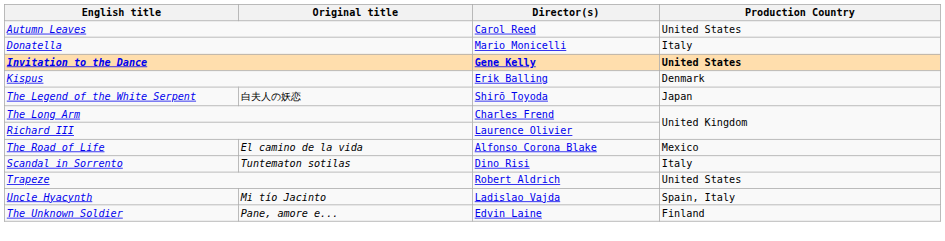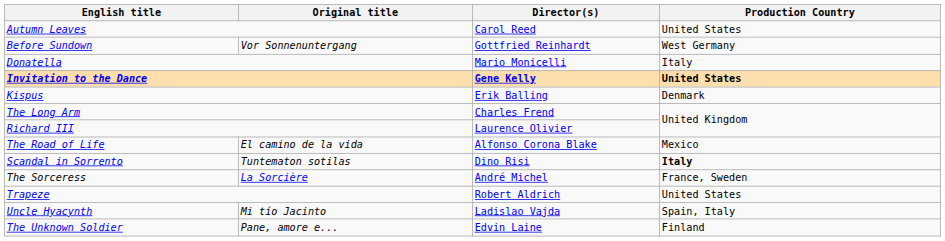+ row: (50, 46)
- row: (101, 96)
(677, 164) normal -> (677, 161) bold
+ row: (46, 178)
